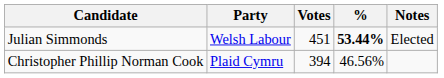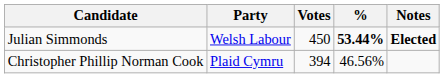(320, 38) 451 -> (320, 38) 450
(412, 38) normal -> (413, 38) bold
